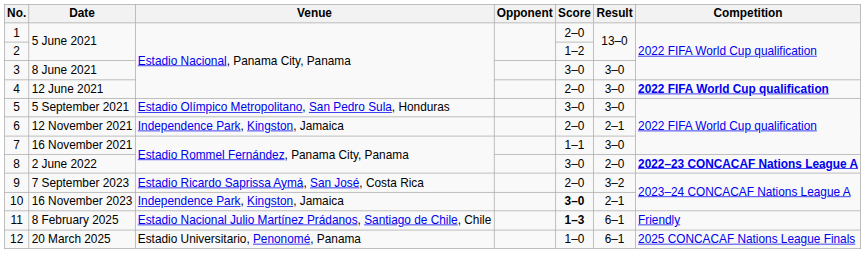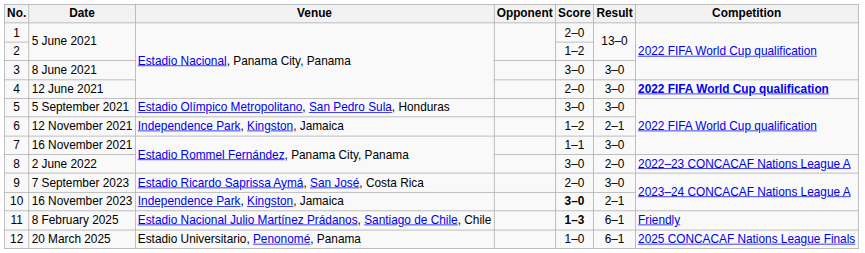(574, 126) 2–0 -> (574, 126) 1–2
(748, 164) bold -> (744, 164) normal
(615, 182) 3–2 -> (615, 182) 3–0
